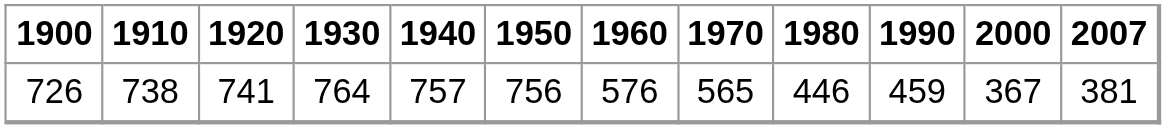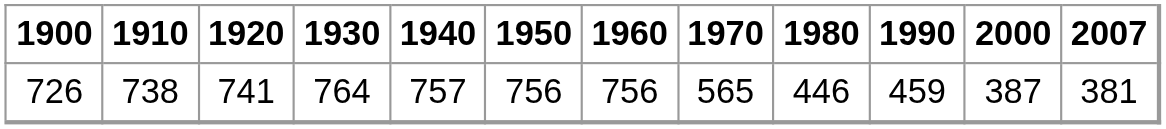(630, 91) 576 -> (630, 91) 756
(1013, 91) 367 -> (1013, 91) 387
